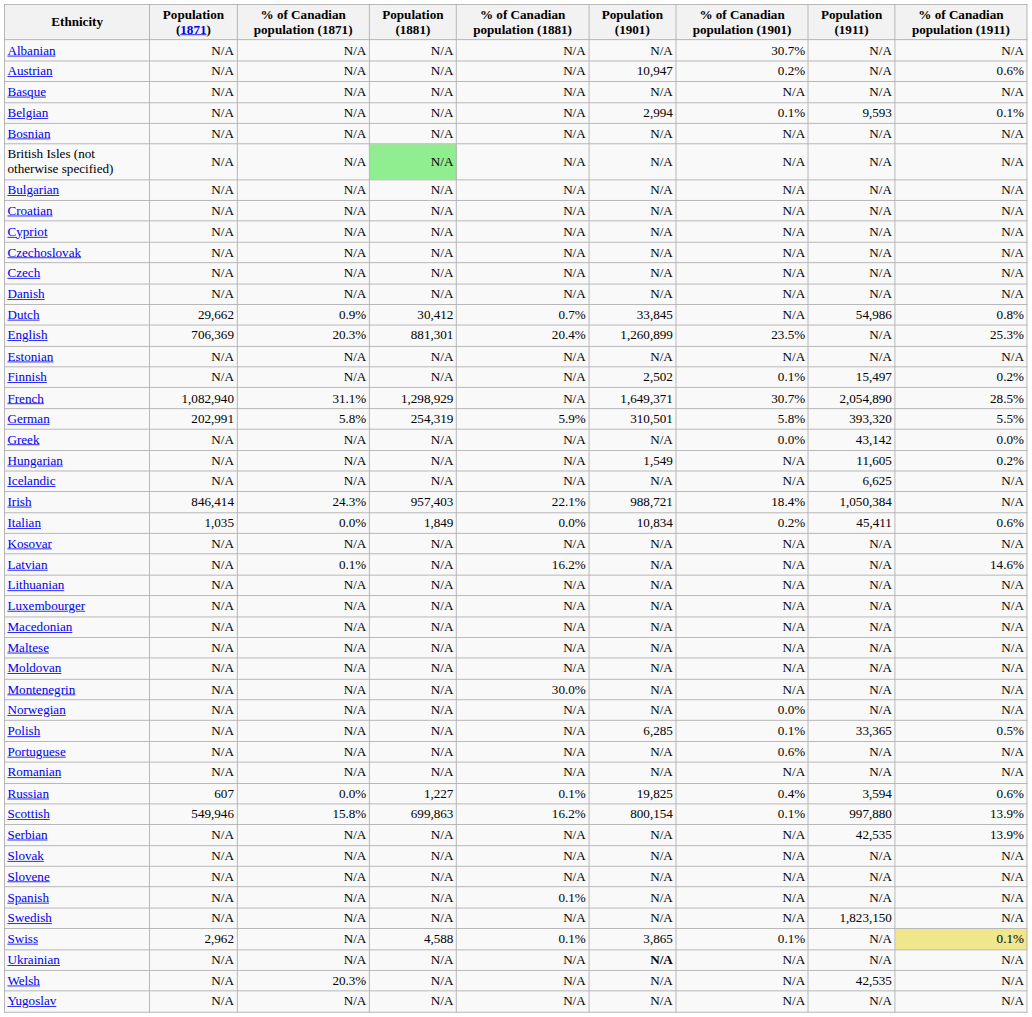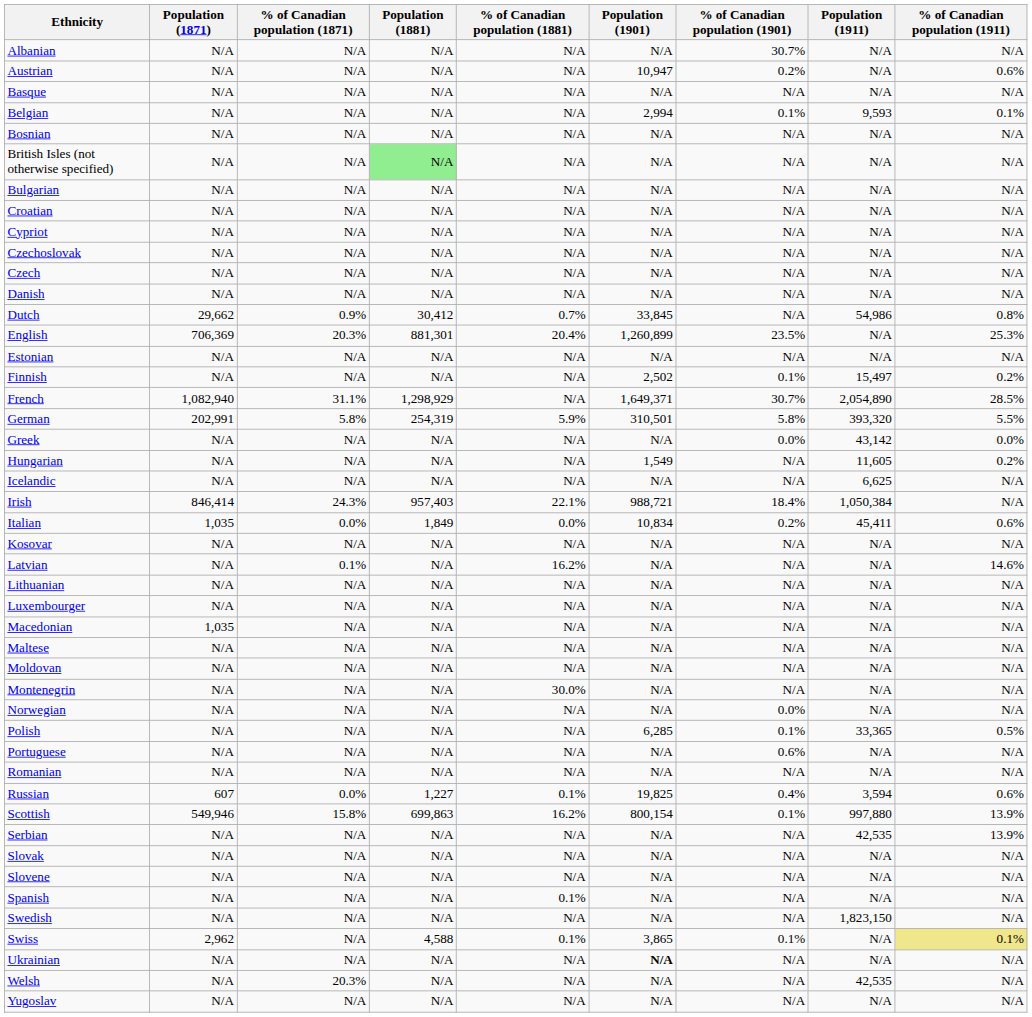(223, 627) N/A -> (219, 627) 1,035
